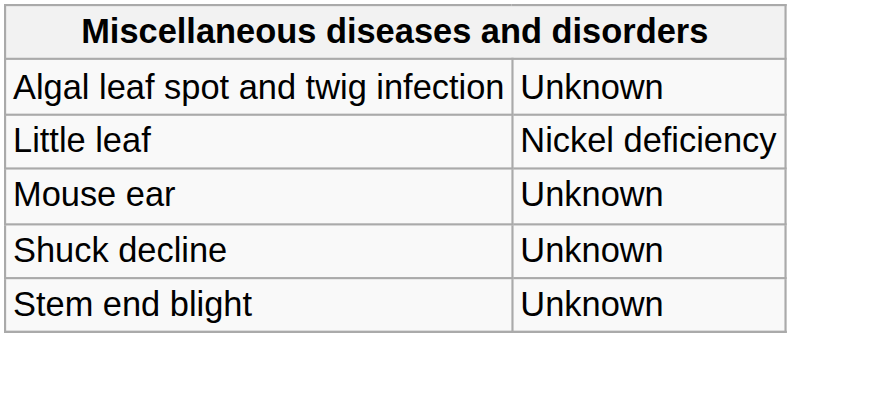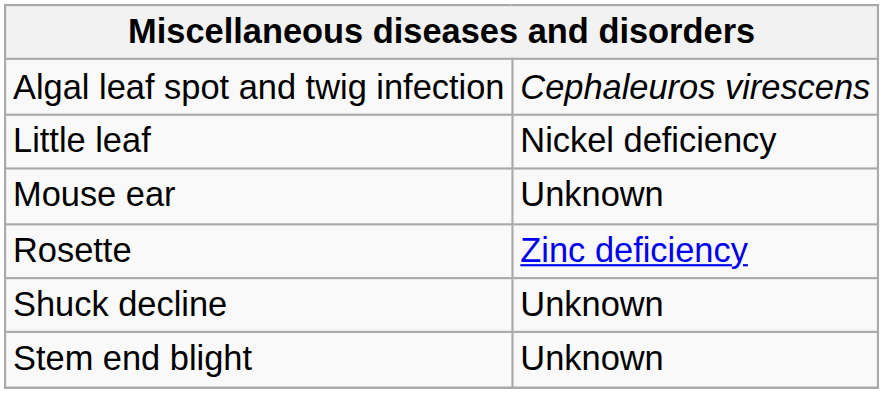(592, 86) Unknown -> (695, 86) Cephaleuros virescens
+ row: (72, 250)
